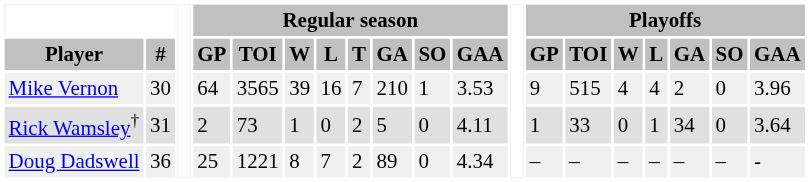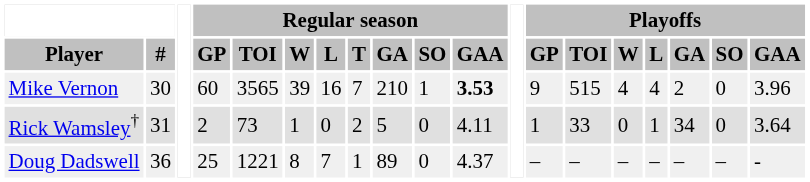(208, 88) 64 -> (208, 88) 60
(475, 88) normal -> (475, 88) bold
(357, 162) 2 -> (357, 162) 1
(475, 162) 4.34 -> (475, 162) 4.37
